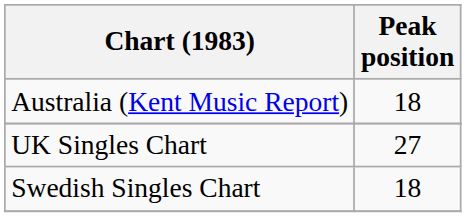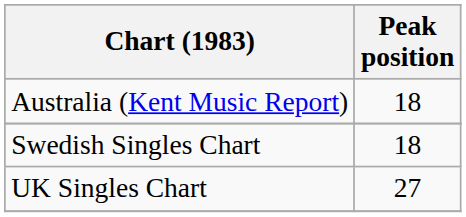rows swapped: (109, 144) <-> (136, 188)
